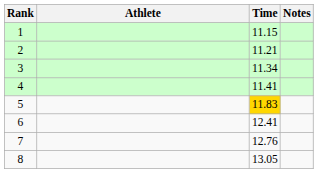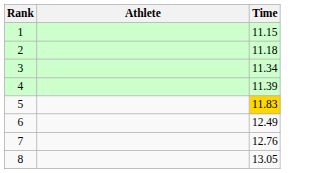- column: (297, 13)
(265, 50) 11.21 -> (265, 50) 11.18
(265, 86) 11.41 -> (265, 86) 11.39
(265, 123) 12.41 -> (265, 123) 12.49
